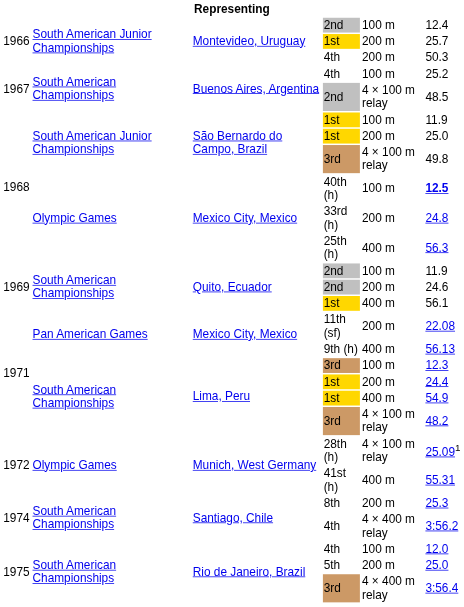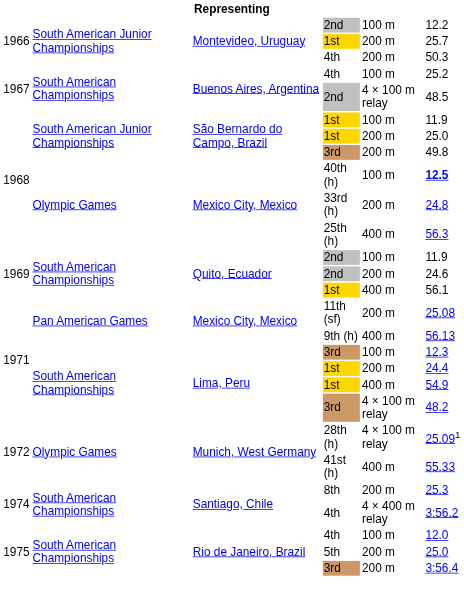(437, 25) 12.4 -> (437, 25) 12.2
(388, 159) 4 × 100 m relay -> (378, 152) 200 m
(440, 326) 22.08 -> (440, 313) 25.08
(440, 480) 55.31 -> (440, 467) 55.33
(388, 588) 4 × 400 m relay -> (378, 568) 200 m
